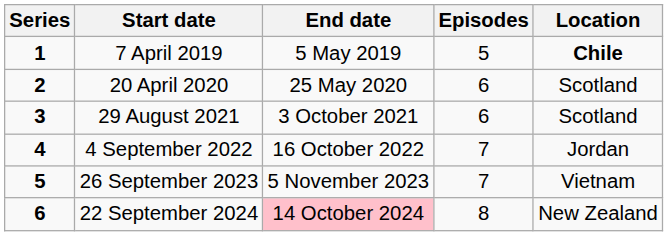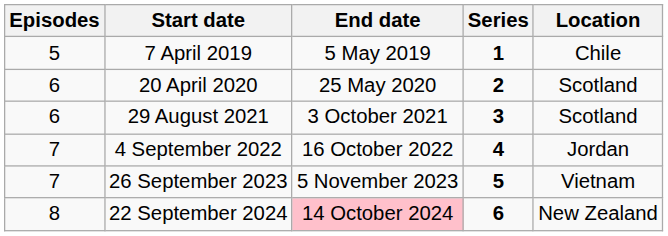columns swapped: (40, 20) <-> (484, 20)
(598, 52) bold -> (598, 52) normal
